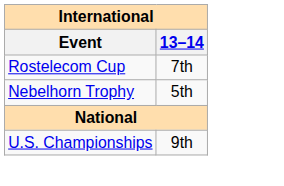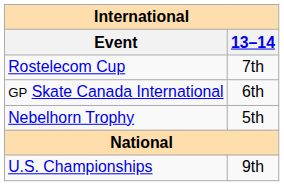+ row: (116, 92)
